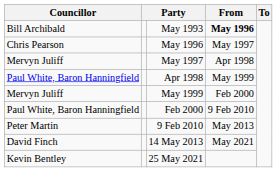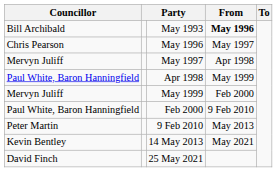(32, 142) David Finch -> (36, 142) Kevin Bentley
(36, 158) Kevin Bentley -> (32, 158) David Finch
